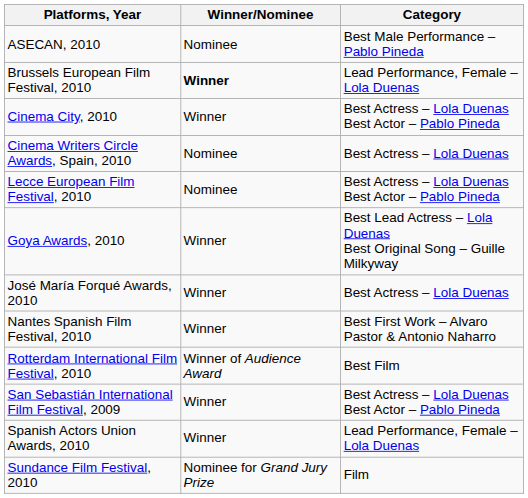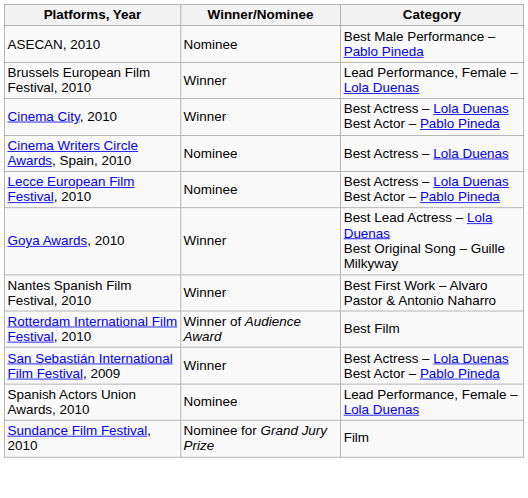(206, 80) bold -> (205, 80) normal
- row: (90, 292)
(205, 438) Winner -> (210, 402) Nominee
